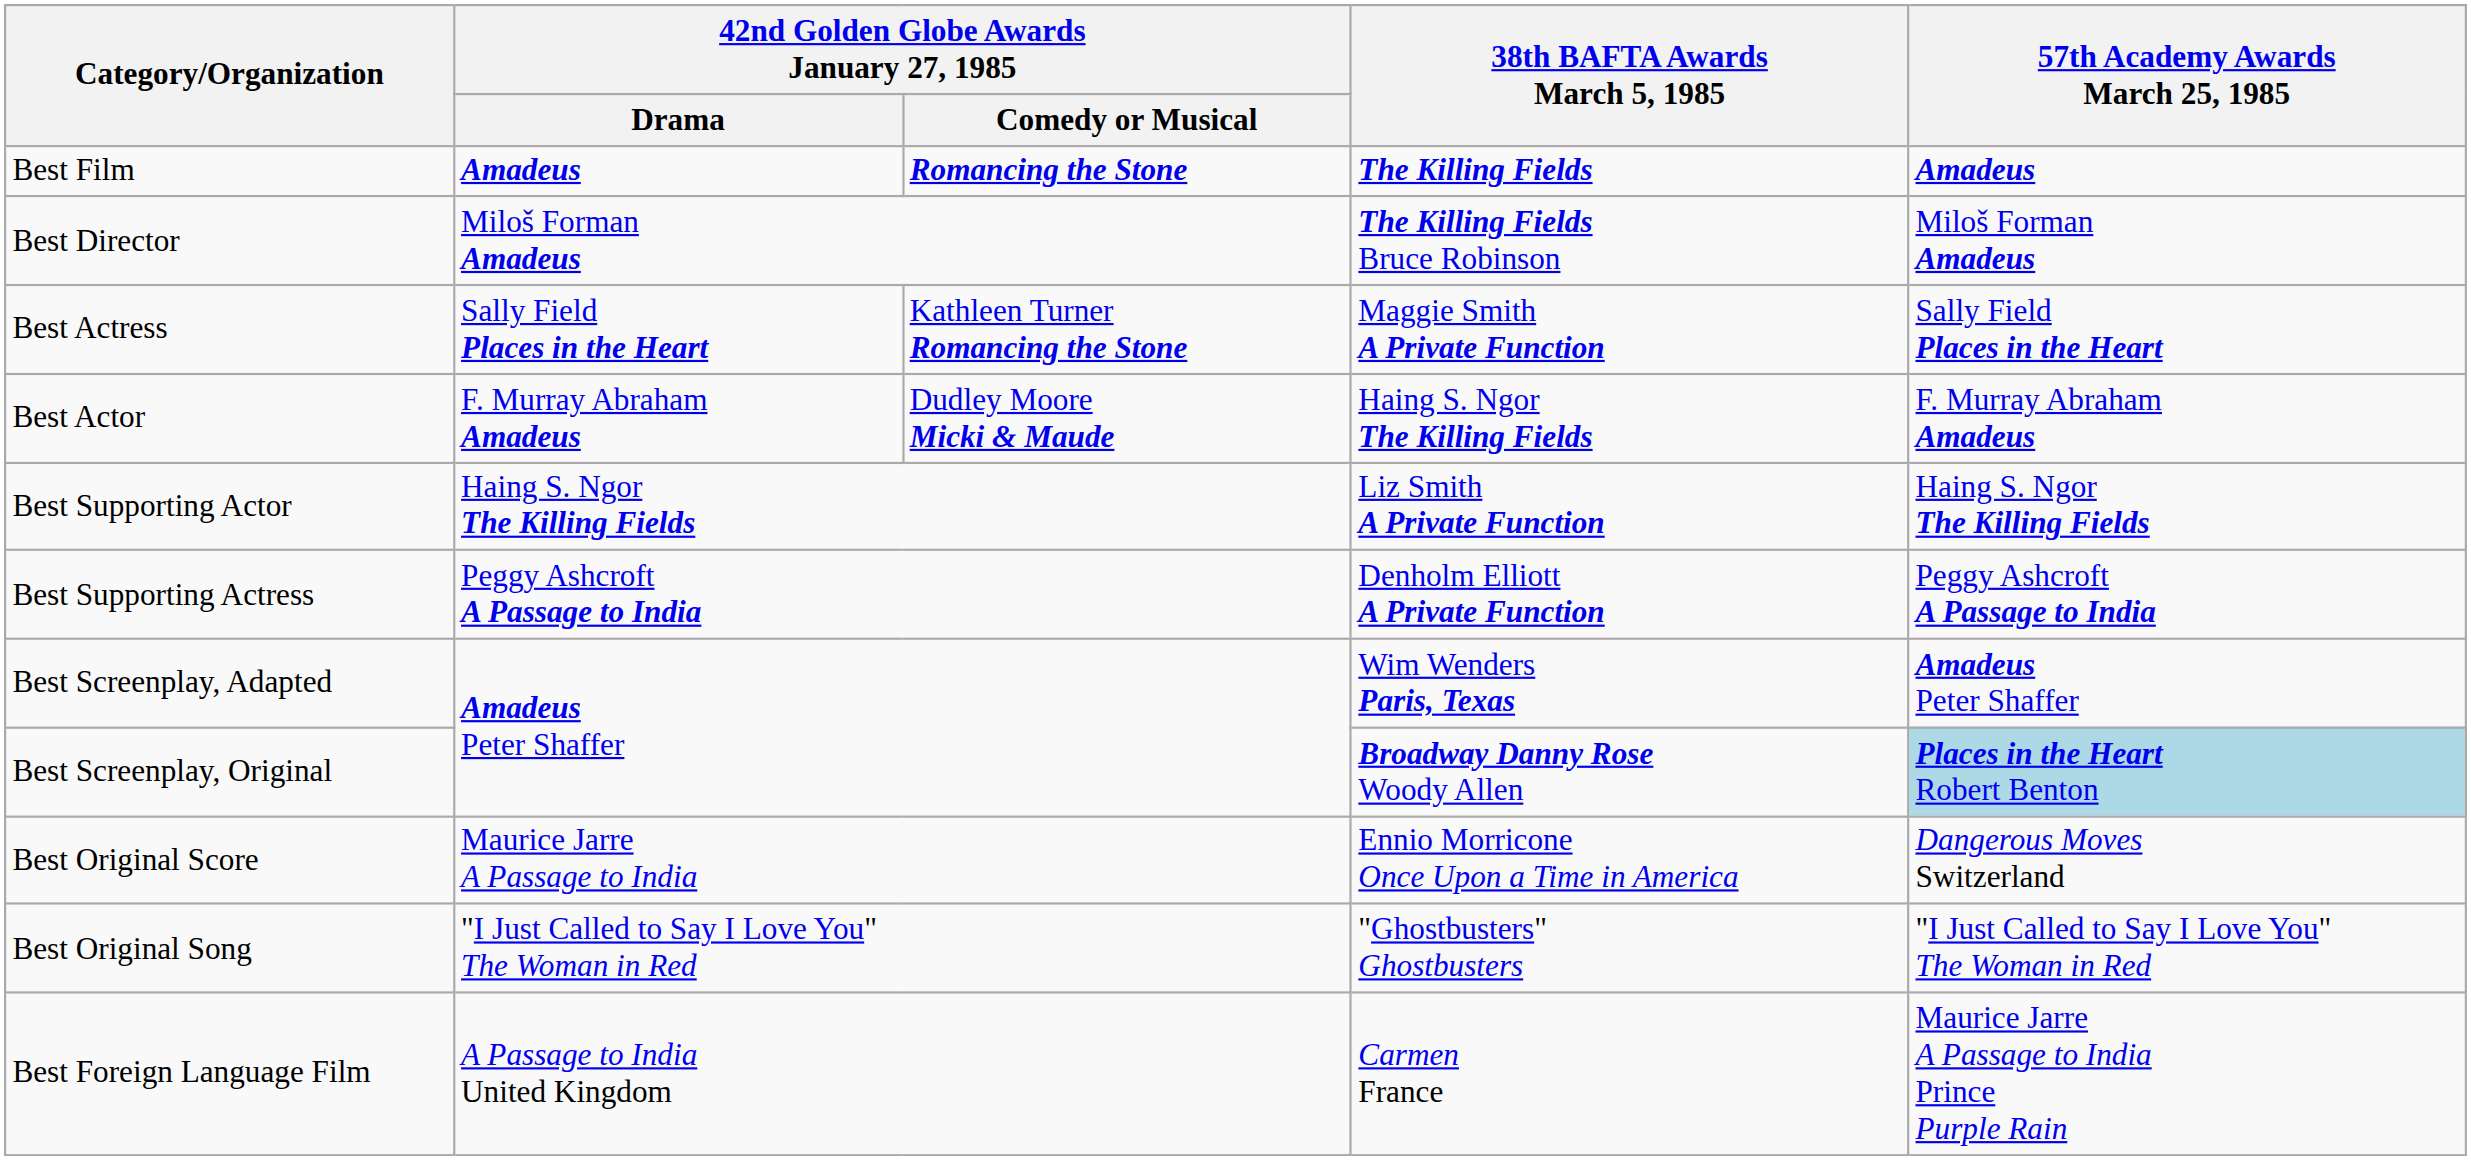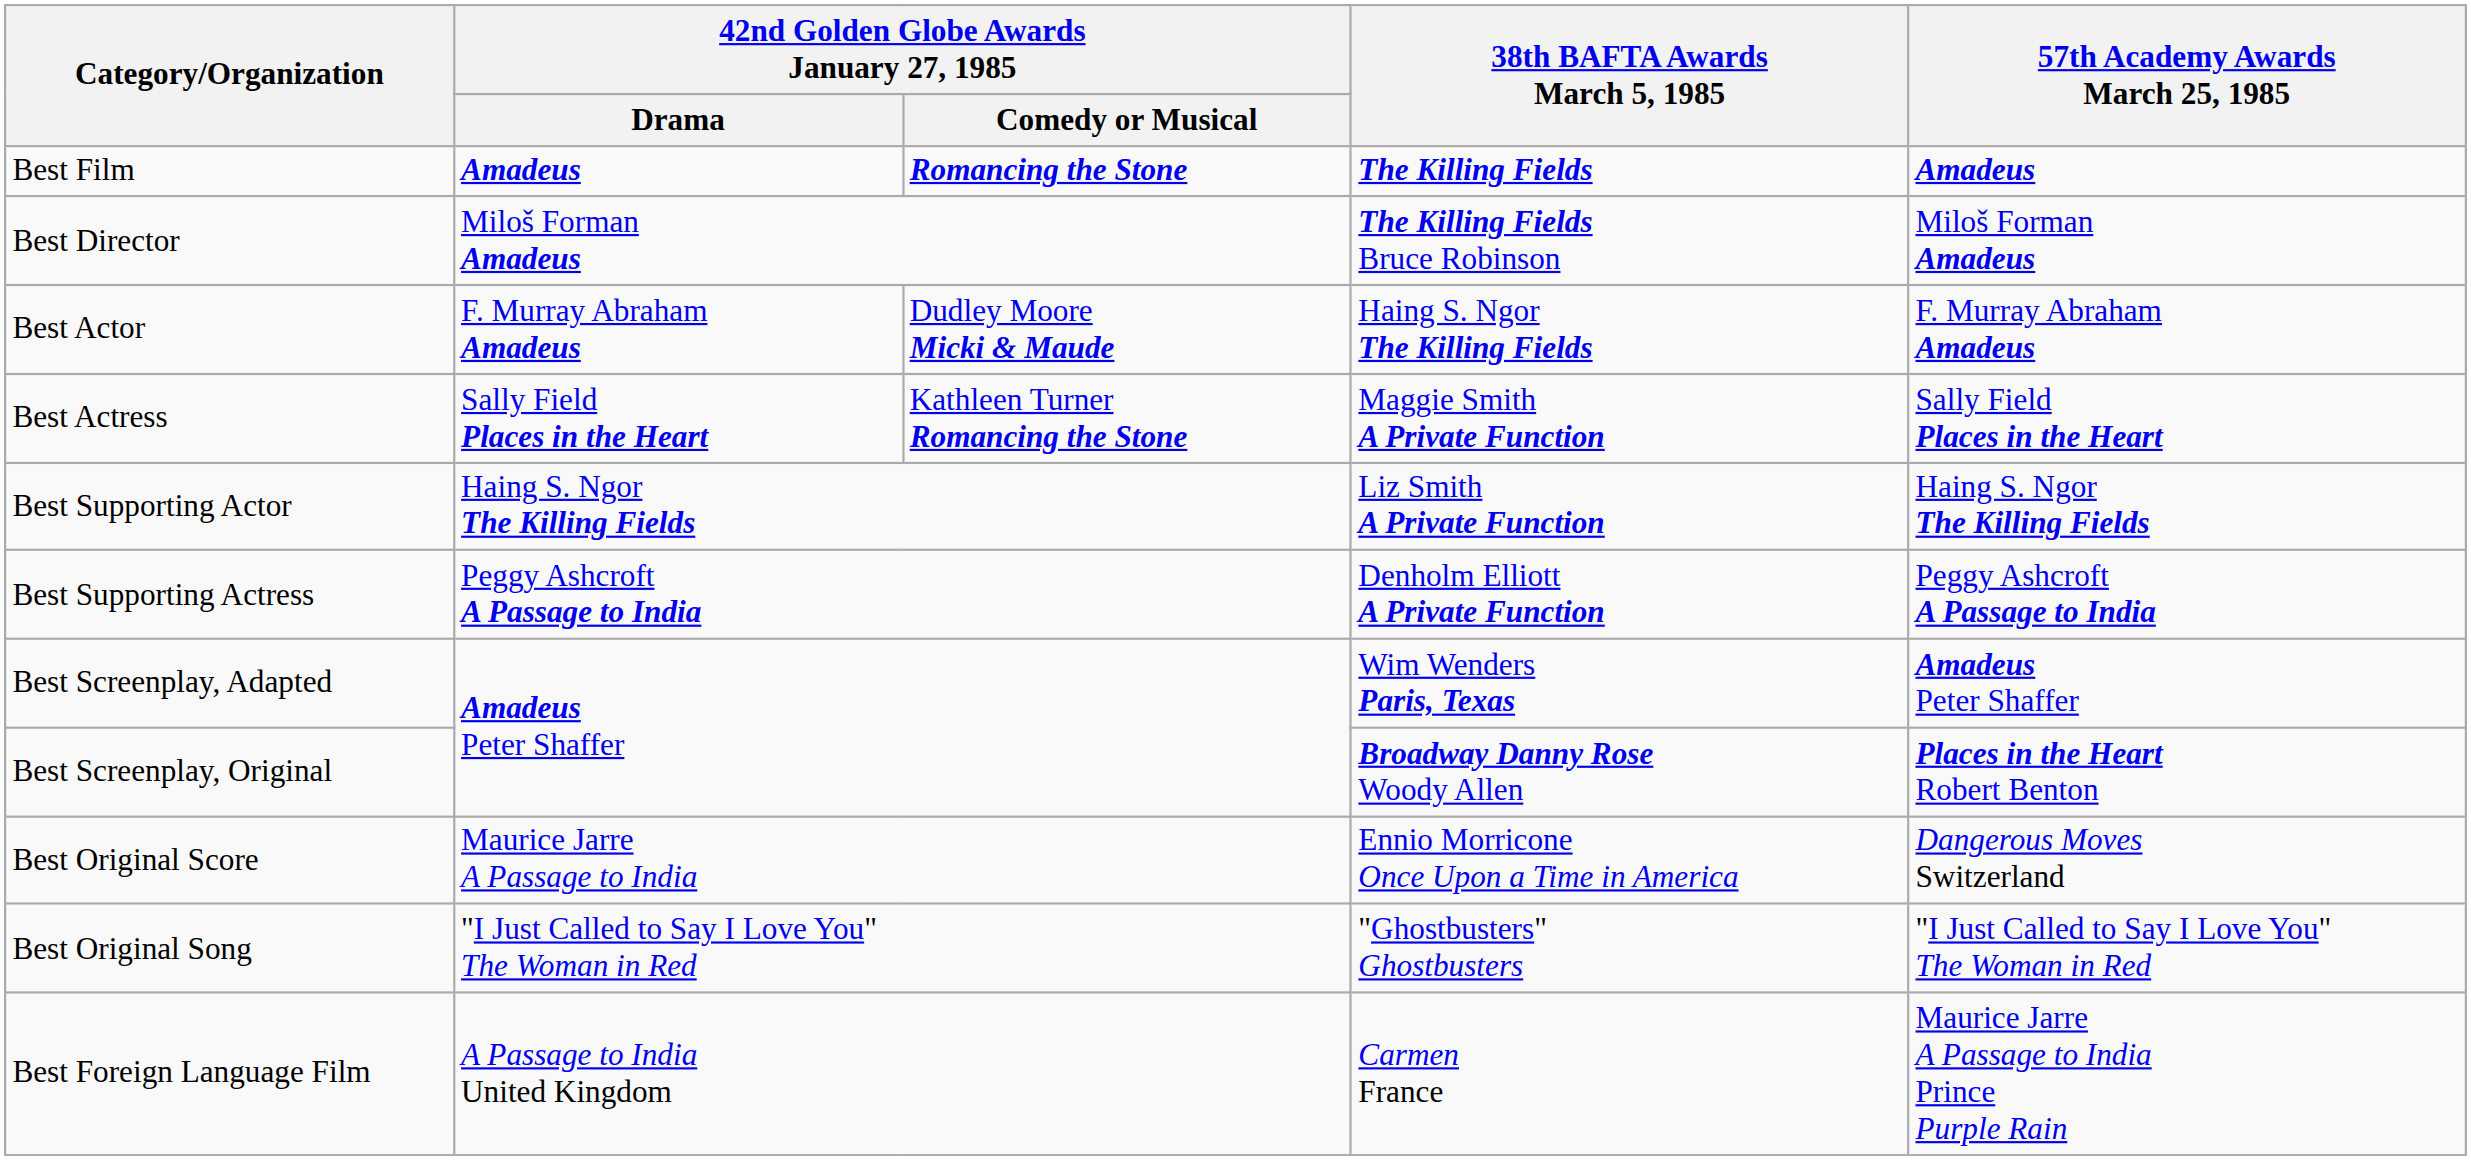rows swapped: (79, 417) <-> (90, 329)
(2039, 771) lightblue background -> (2039, 771) no background
